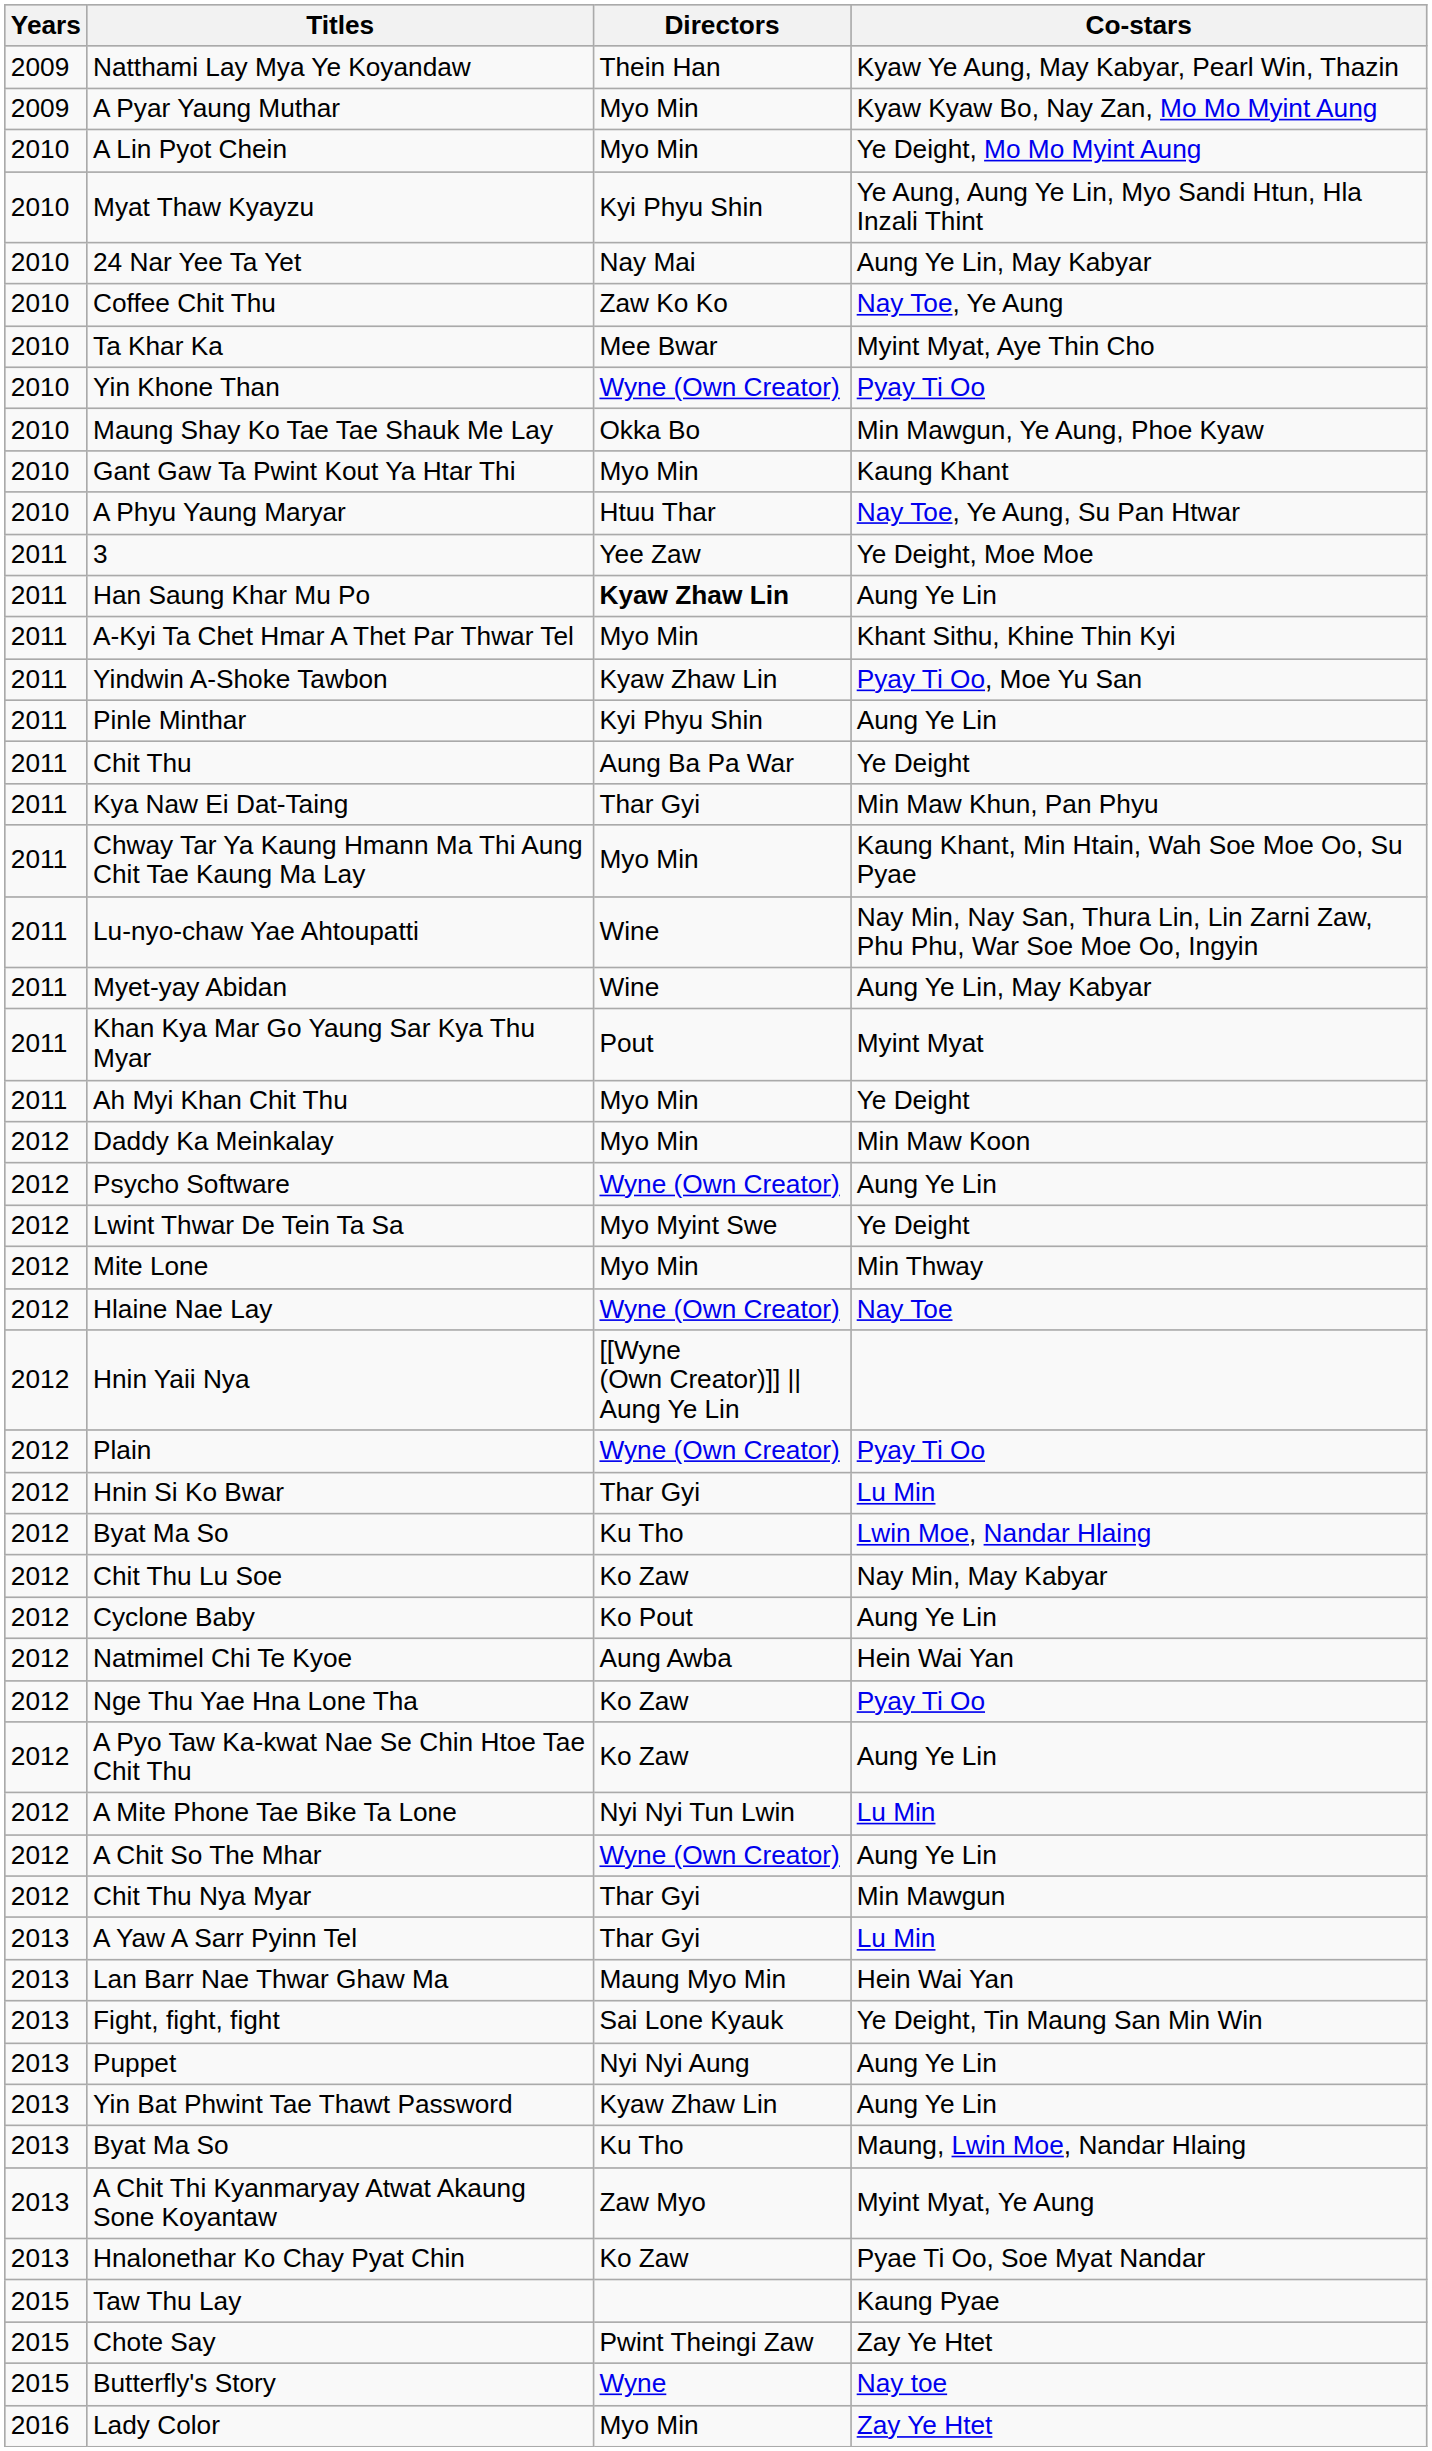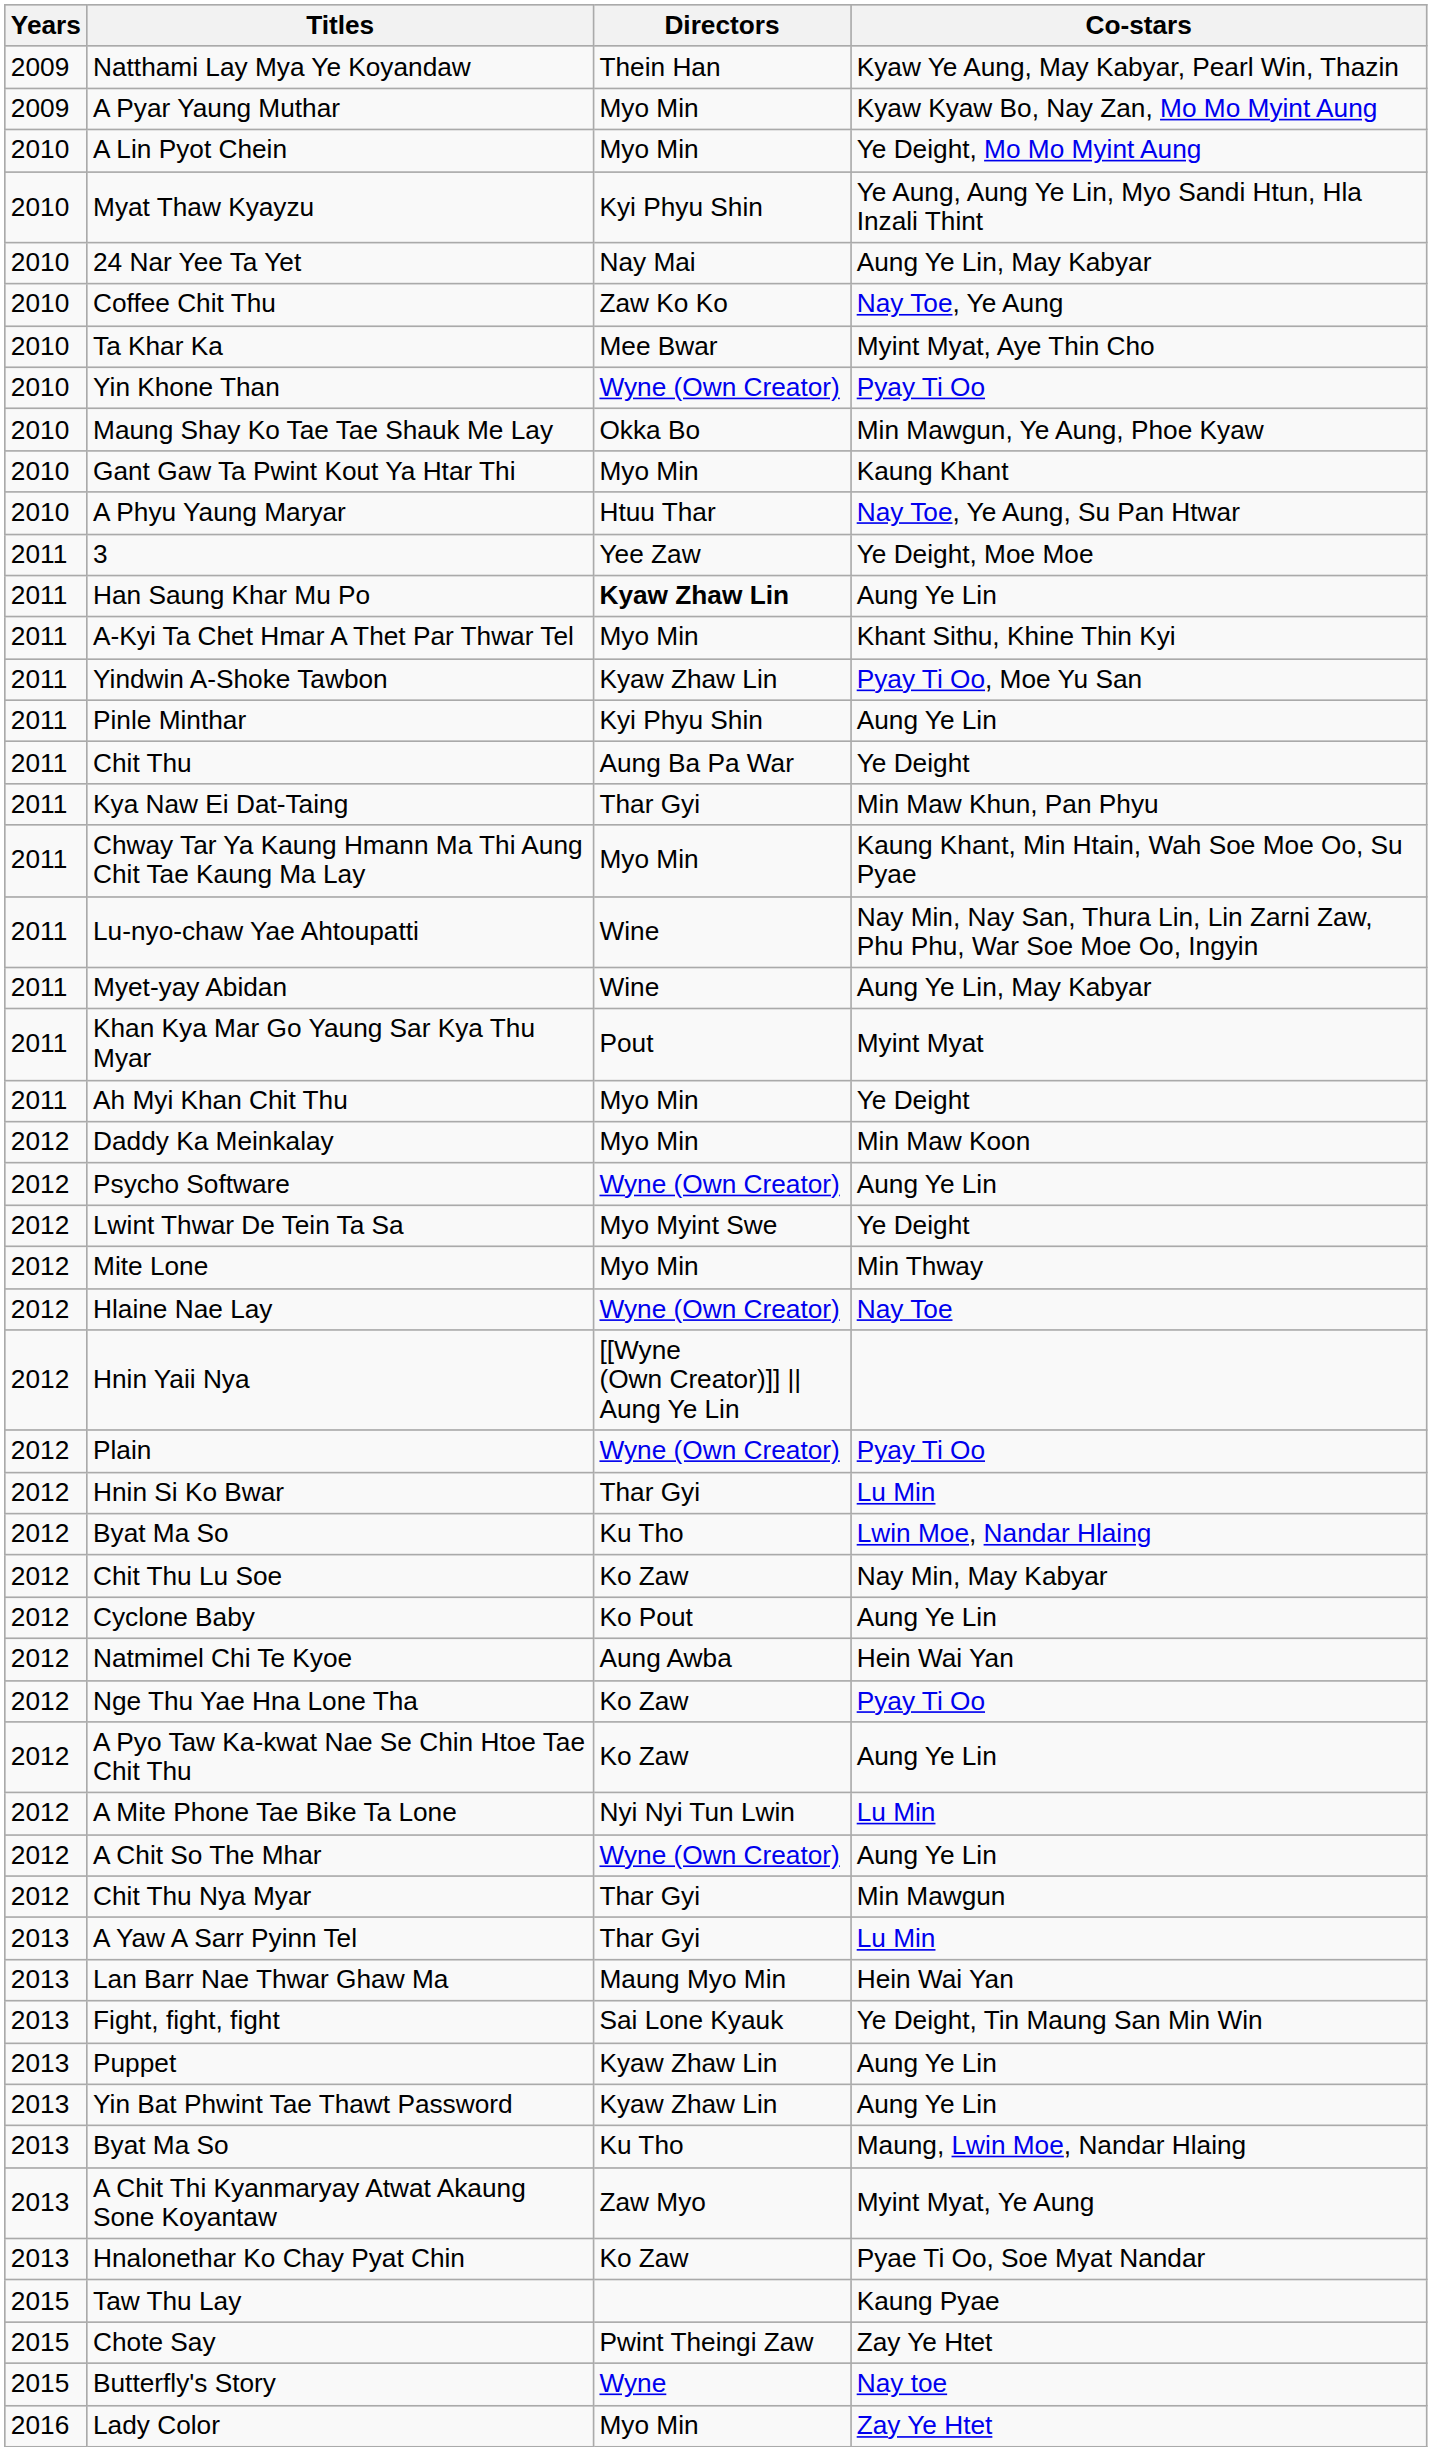(675, 2063) Nyi Nyi Aung -> (688, 2063) Kyaw Zhaw Lin
